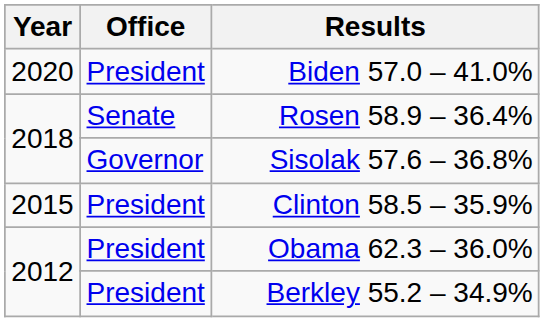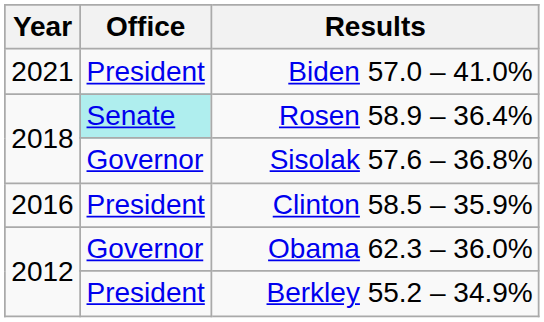(42, 71) 2020 -> (42, 71) 2021
(131, 115) no background -> (131, 115) paleturquoise background
(42, 204) 2015 -> (42, 204) 2016
(146, 248) President -> (145, 248) Governor
